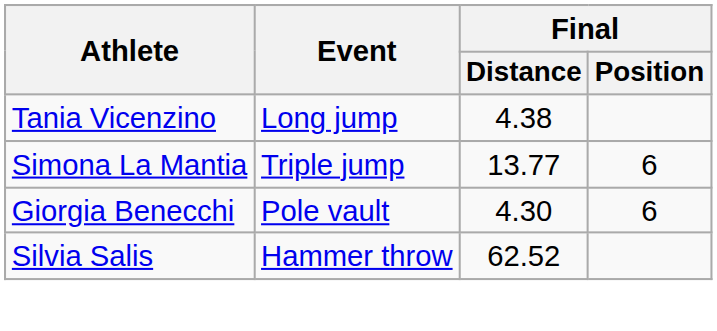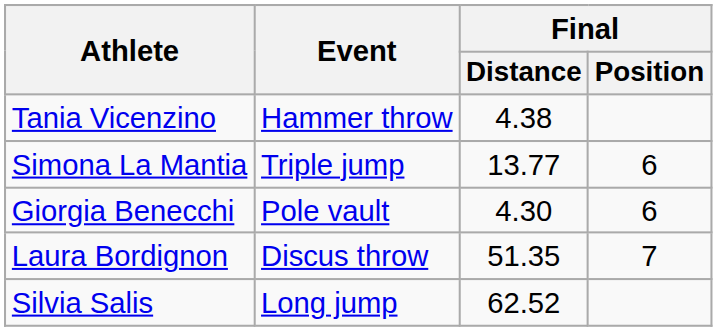(329, 118) Long jump -> (357, 118) Hammer throw
+ row: (120, 257)
(357, 257) Hammer throw -> (329, 303) Long jump
